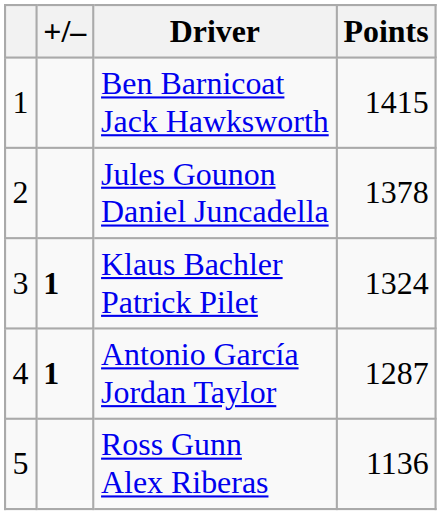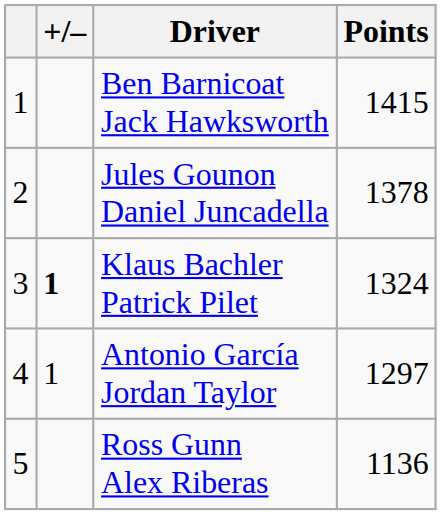(51, 373) bold -> (51, 373) normal
(397, 373) 1287 -> (397, 373) 1297
